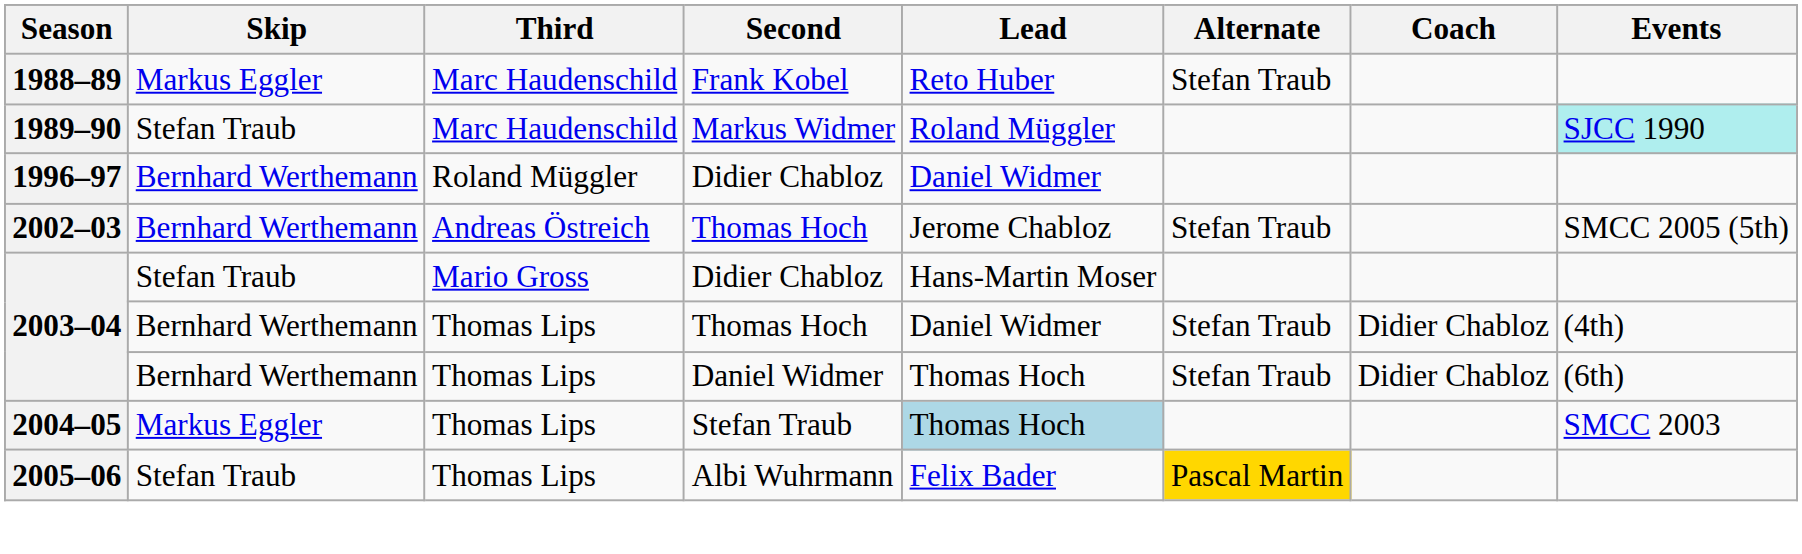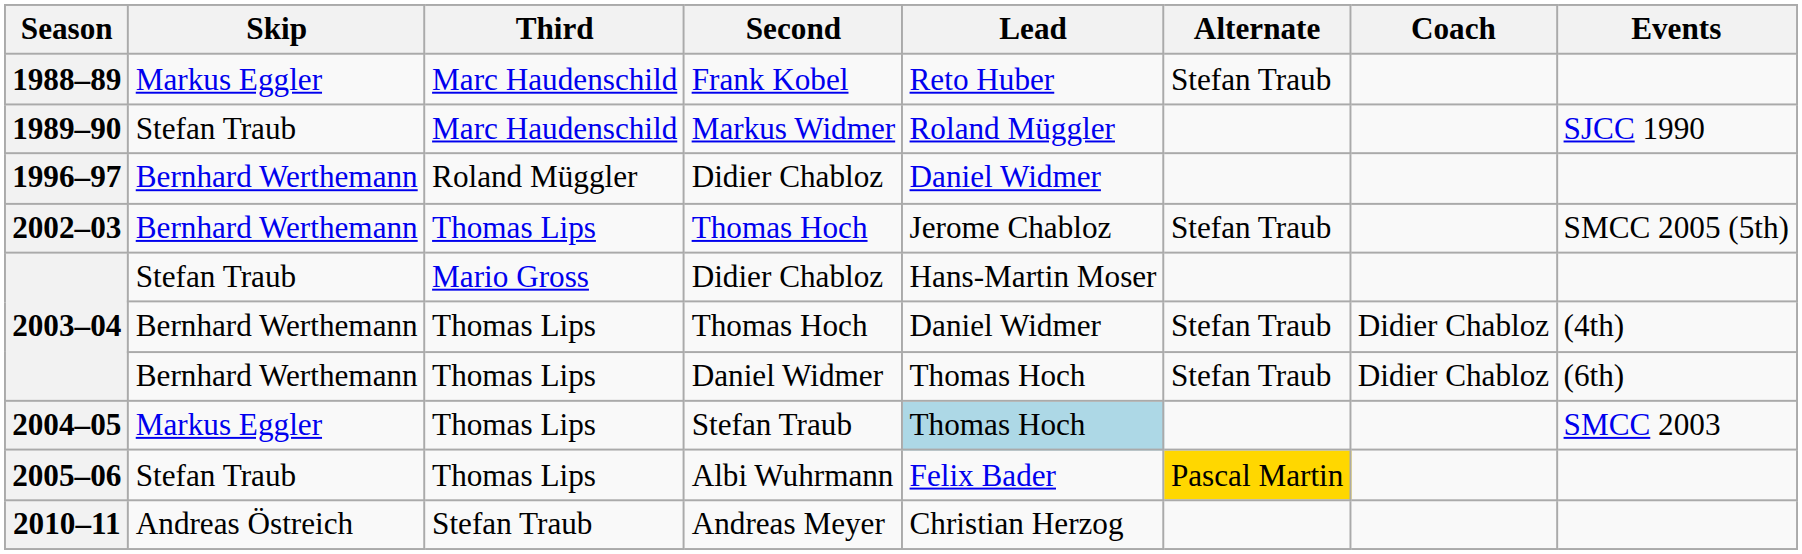(1634, 128) paleturquoise background -> (1634, 128) no background
(541, 227) Andreas Östreich -> (514, 227) Thomas Lips
+ row: (67, 524)
